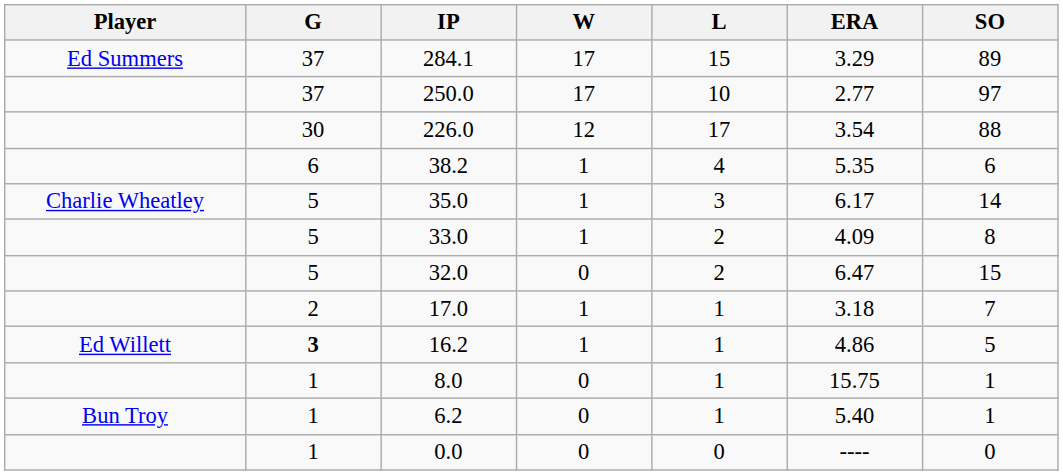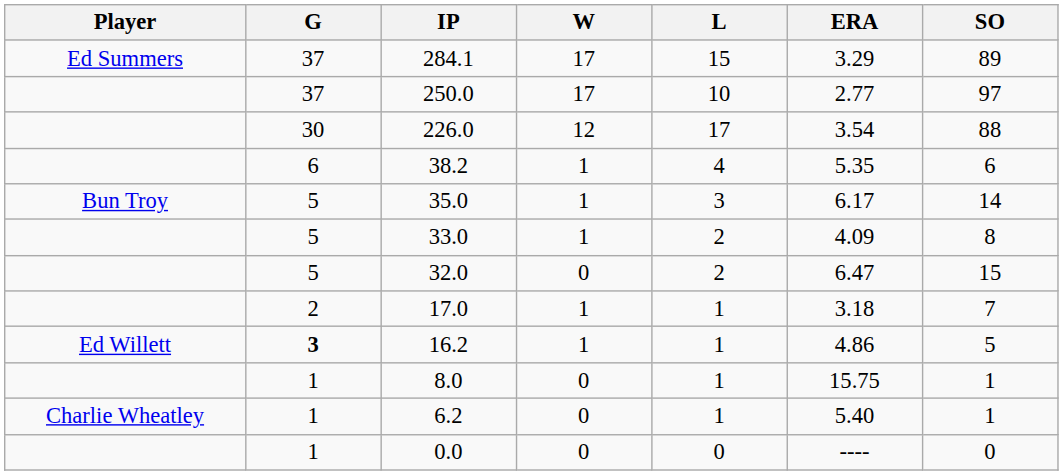(125, 201) Charlie Wheatley -> (125, 201) Bun Troy
(125, 415) Bun Troy -> (125, 415) Charlie Wheatley
